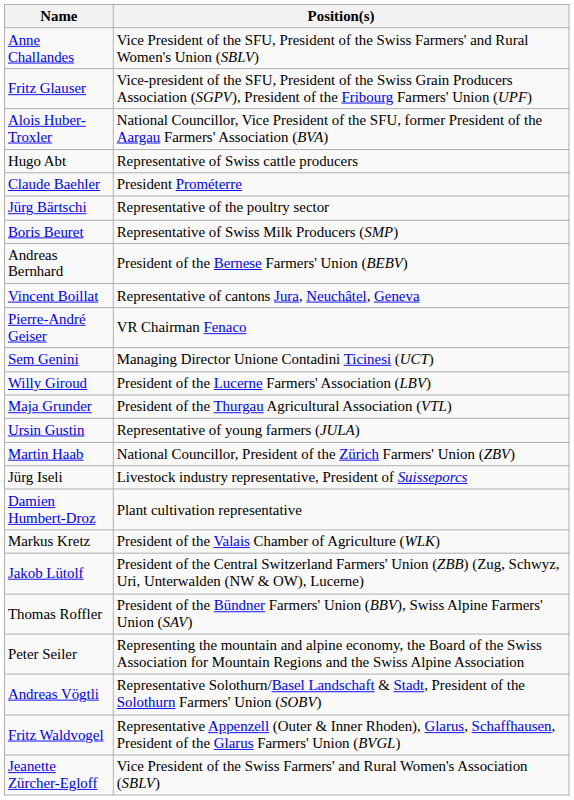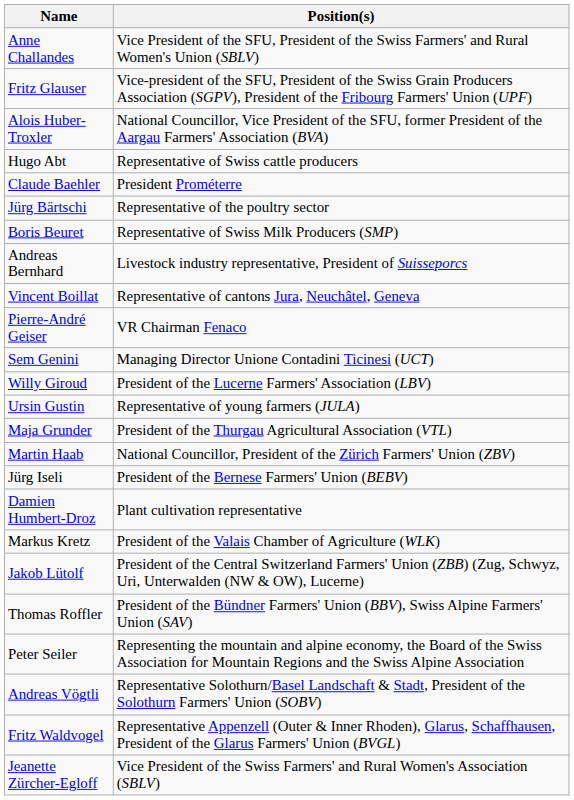(262, 263) President of the Bernese Farmers' Union (BEBV) -> (292, 263) Livestock industry representative, President of Suisseporcs
rows swapped: (50, 406) <-> (46, 430)
(292, 477) Livestock industry representative, President of Suisseporcs -> (262, 477) President of the Bernese Farmers' Union (BEBV)
